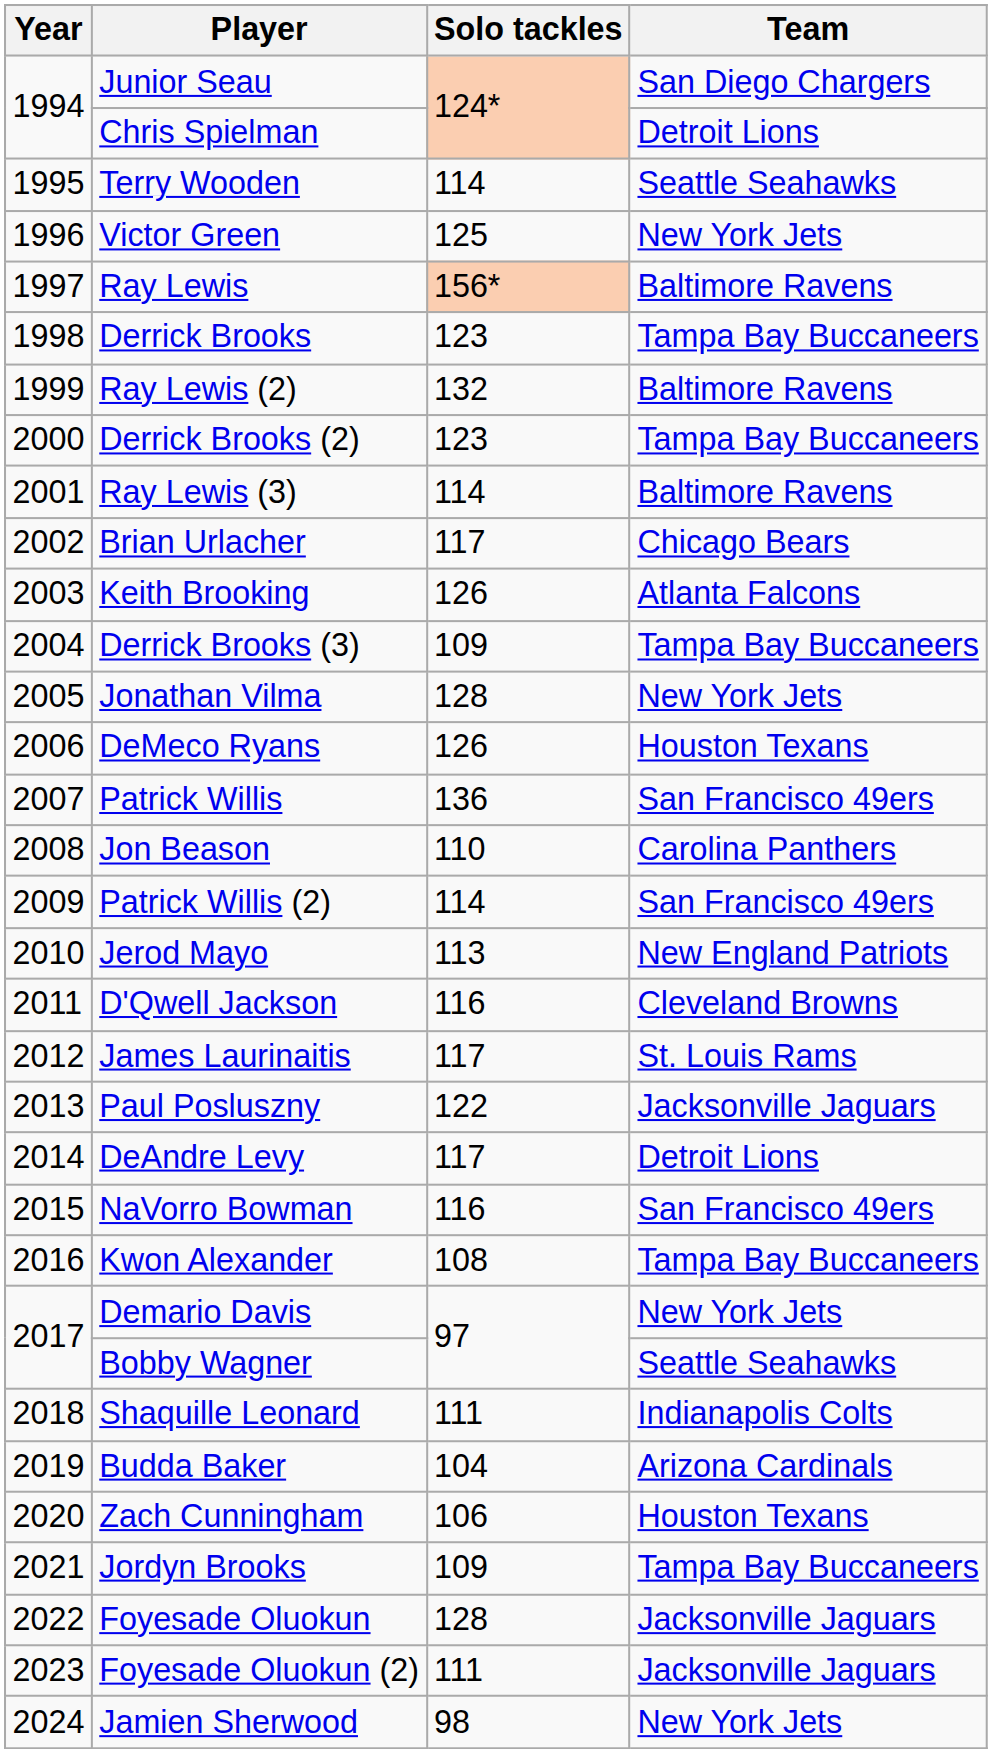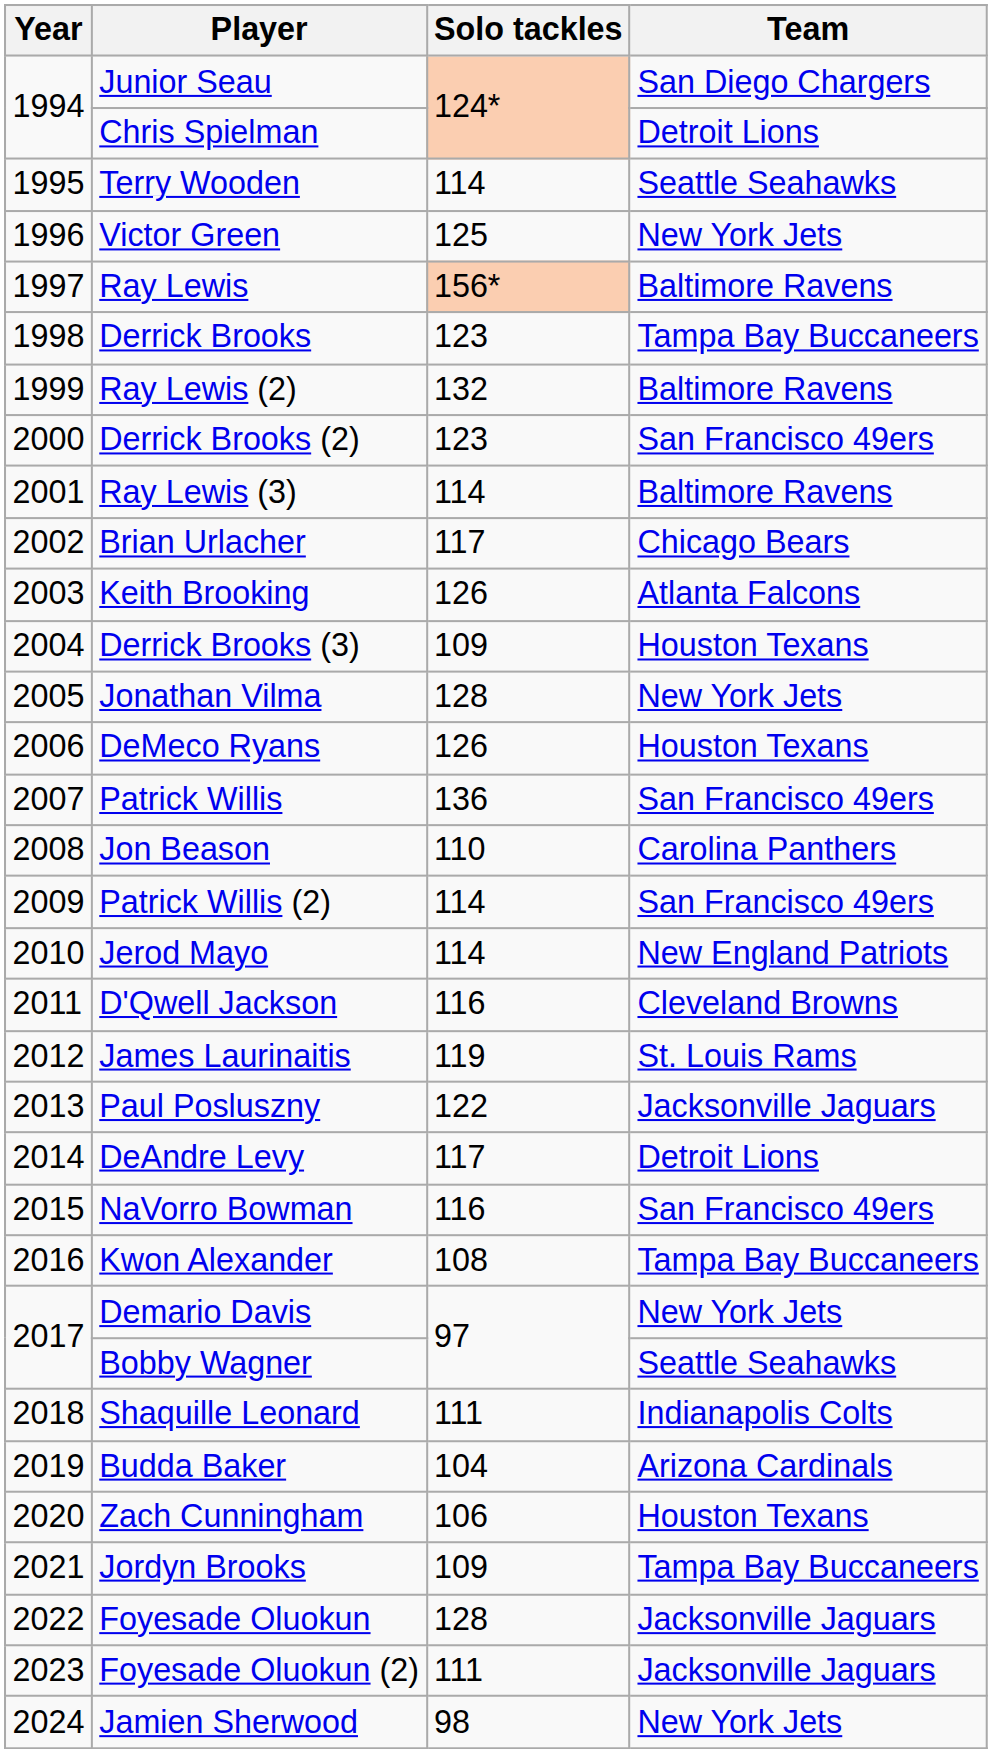(808, 440) Tampa Bay Buccaneers -> (786, 440) San Francisco 49ers
(808, 645) Tampa Bay Buccaneers -> (753, 645) Houston Texans
(460, 952) 113 -> (460, 952) 114
(460, 1055) 117 -> (460, 1055) 119
